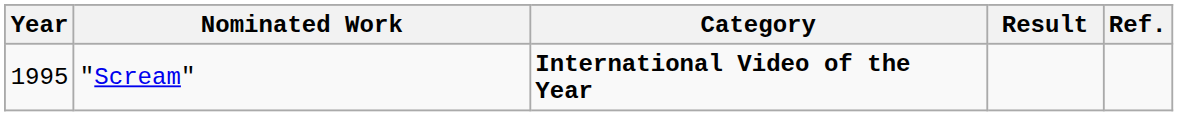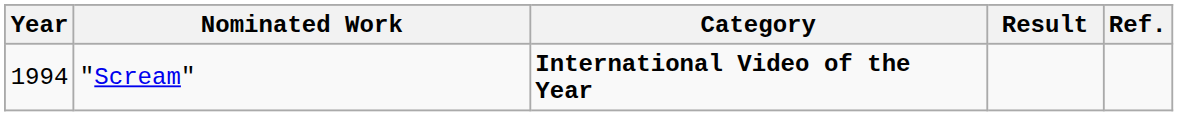(40, 78) 1995 -> (40, 78) 1994
